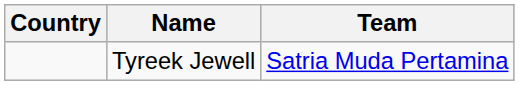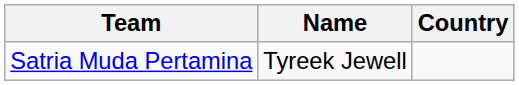columns swapped: (56, 23) <-> (387, 23)
